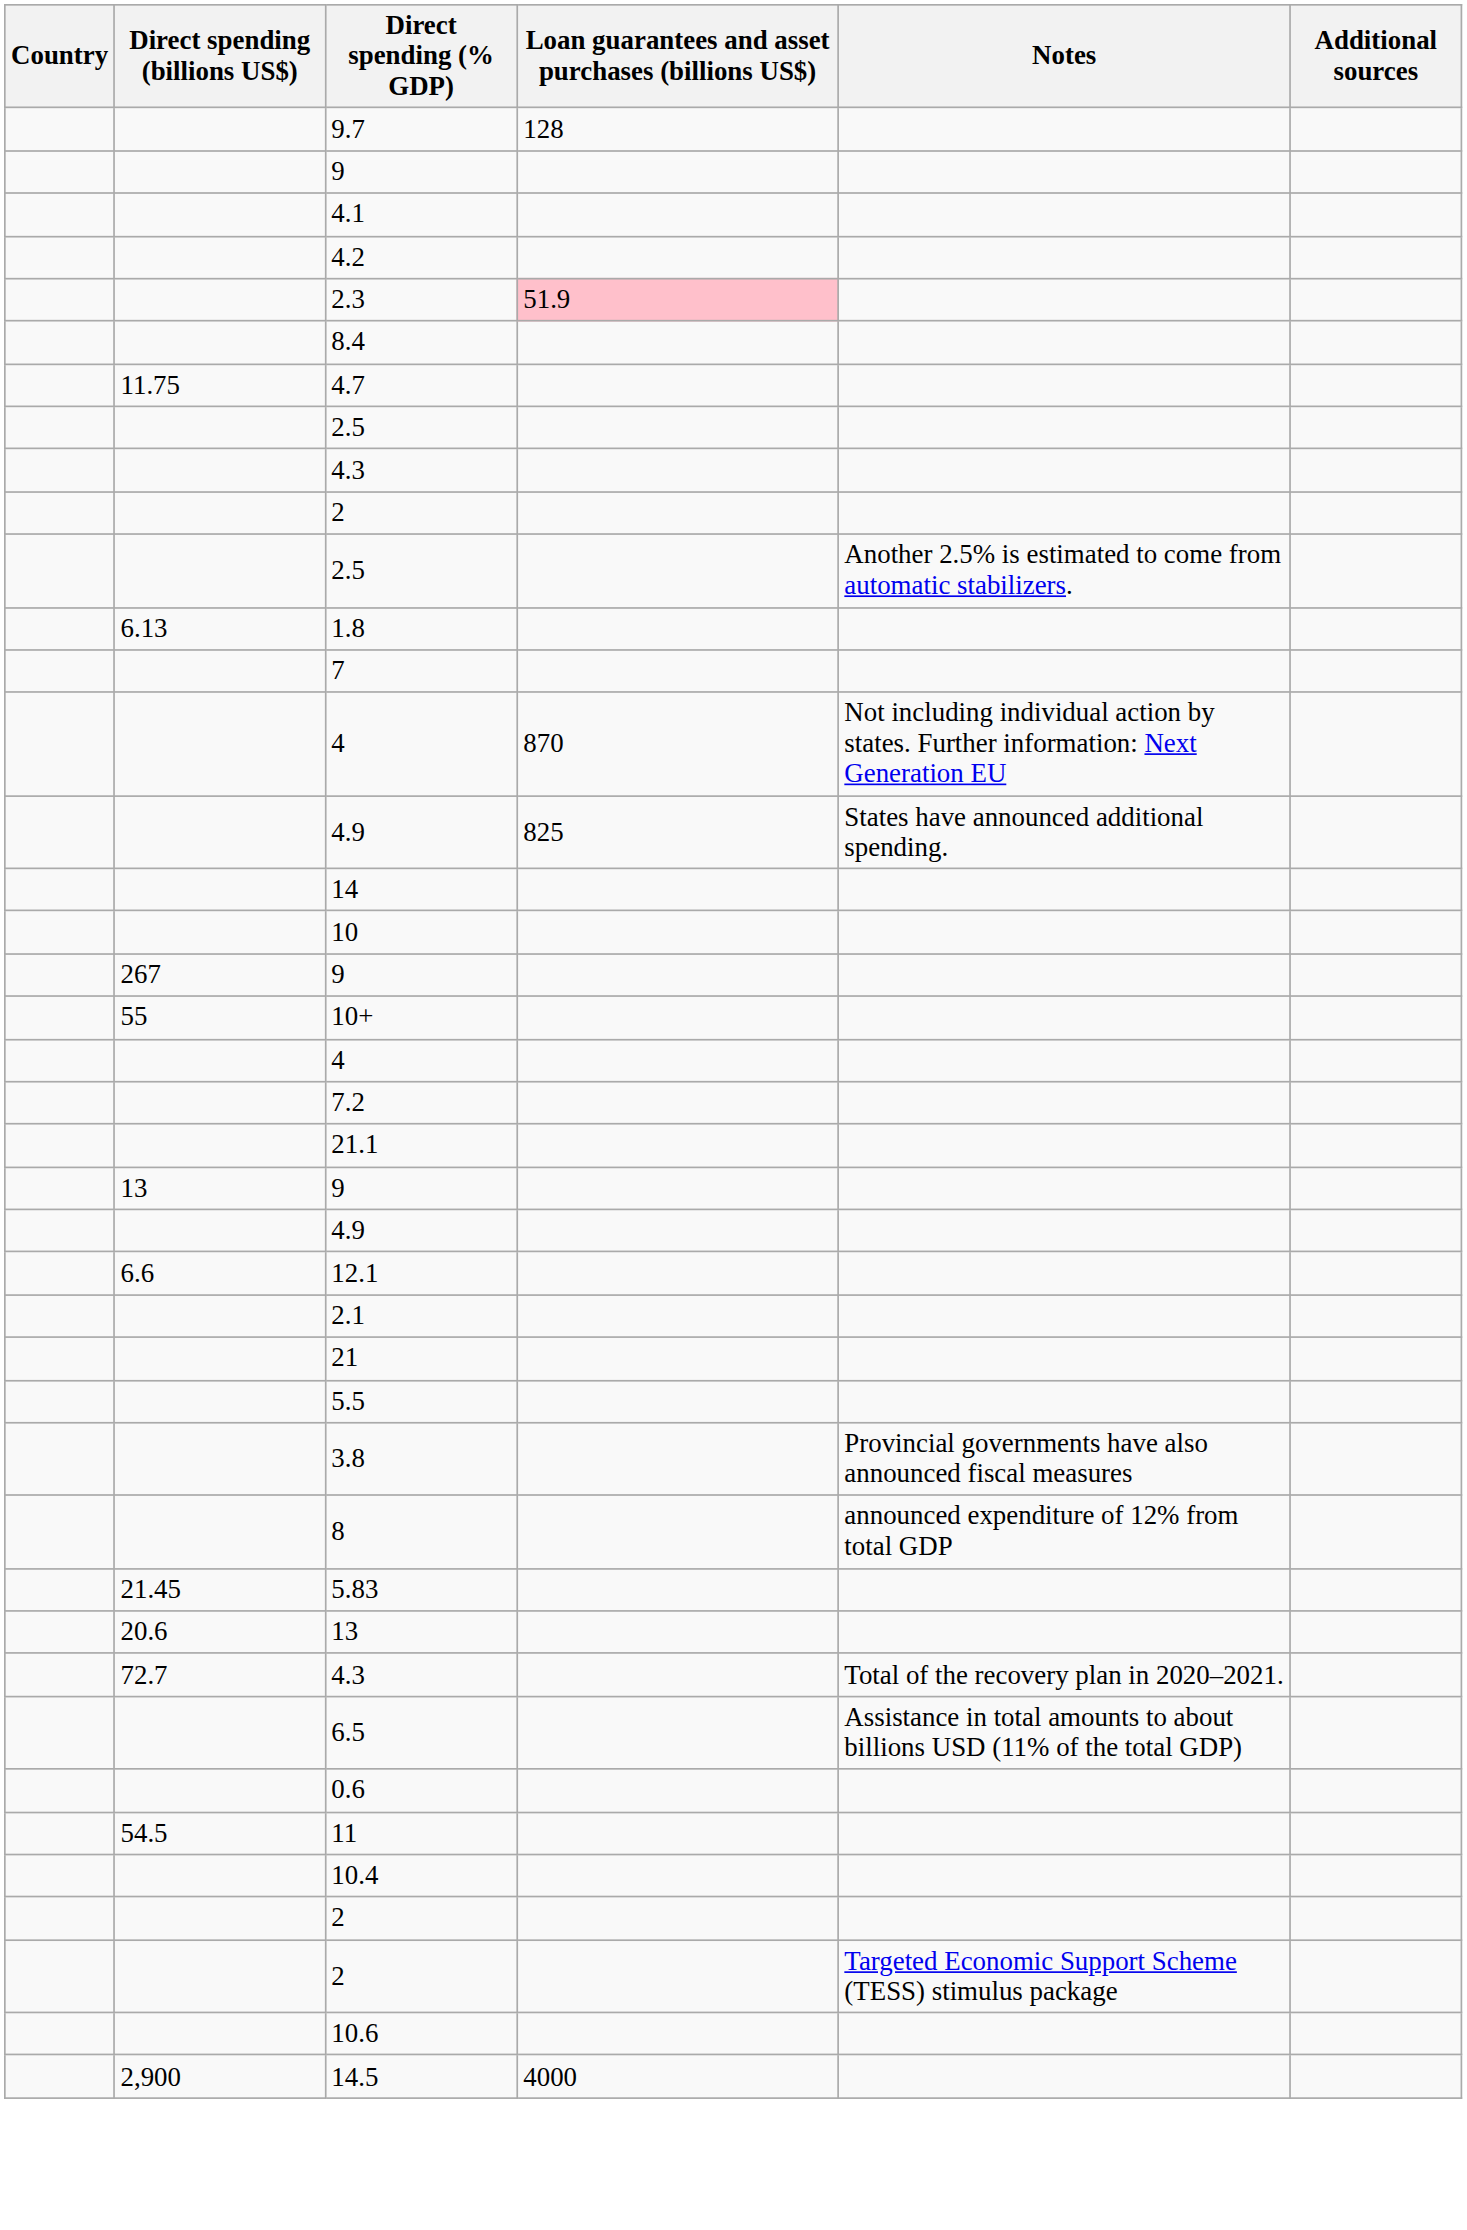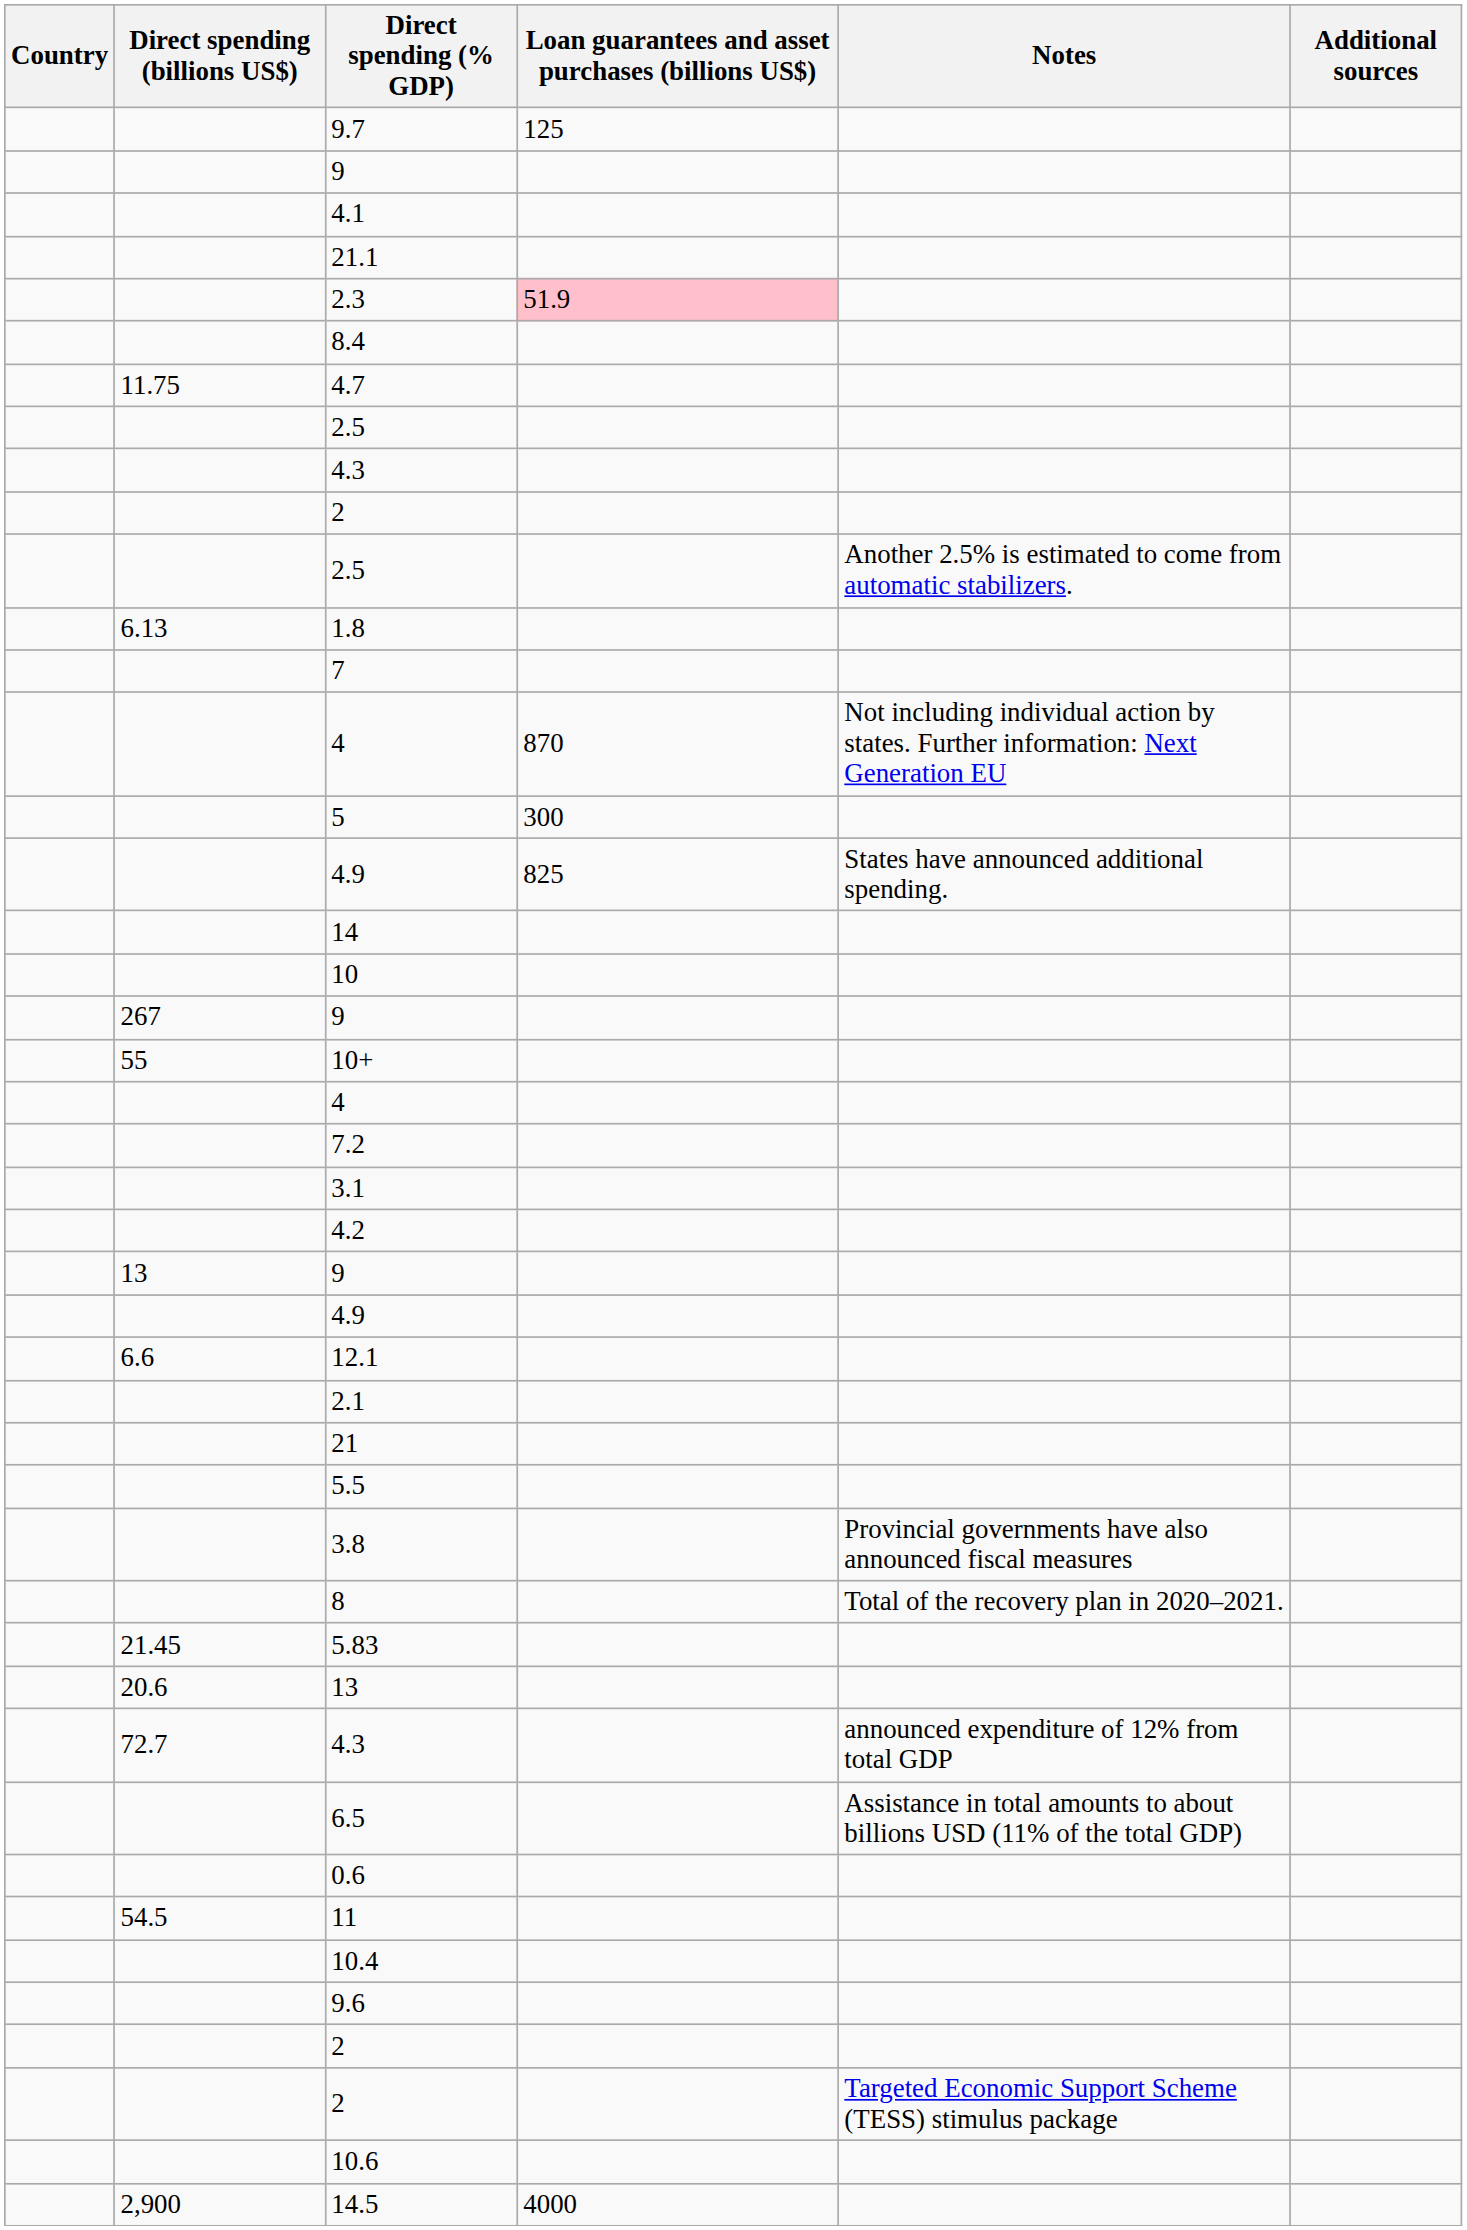(543, 128) 128 -> (543, 128) 125
rows swapped: (220, 257) <-> (220, 1145)
+ row: (220, 817)
+ row: (220, 1188)
(1041, 1531) announced expenditure of 12% from total GDP -> (1064, 1601) Total of the recovery plan in 2020–2021.
(1064, 1674) Total of the recovery plan in 2020–2021. -> (1041, 1744) announced expenditure of 12% from total GDP
+ row: (220, 2004)
